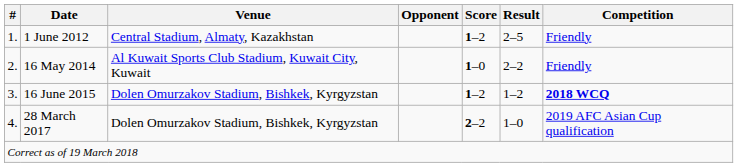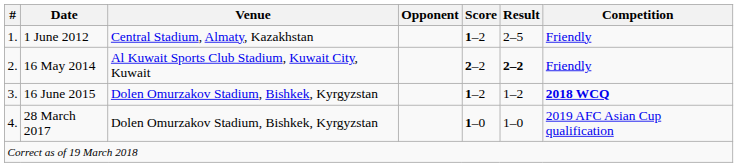(475, 65) 1–0 -> (475, 65) 2–2
(513, 65) normal -> (513, 65) bold
(475, 123) 2–2 -> (475, 123) 1–0
